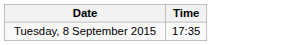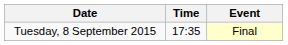+ column: (245, 13)
